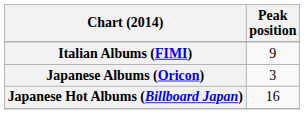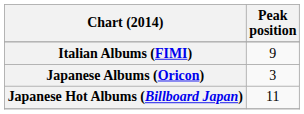(273, 97) 16 -> (273, 97) 11
